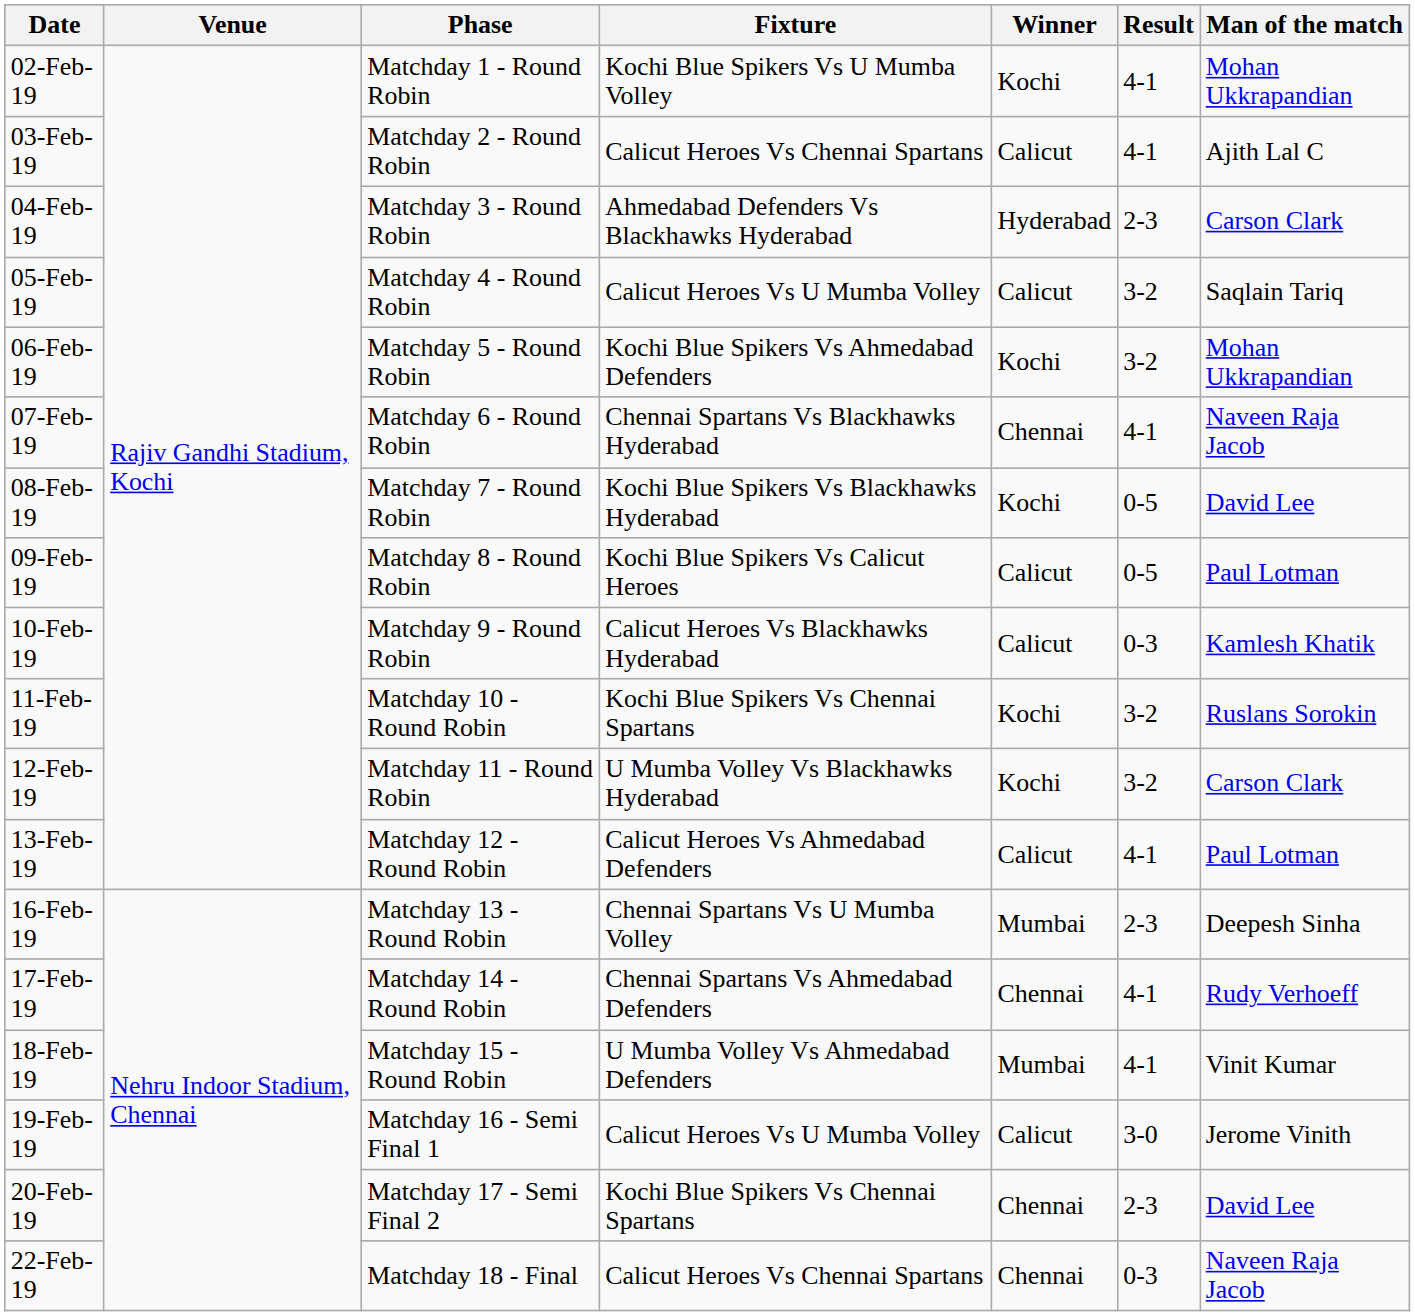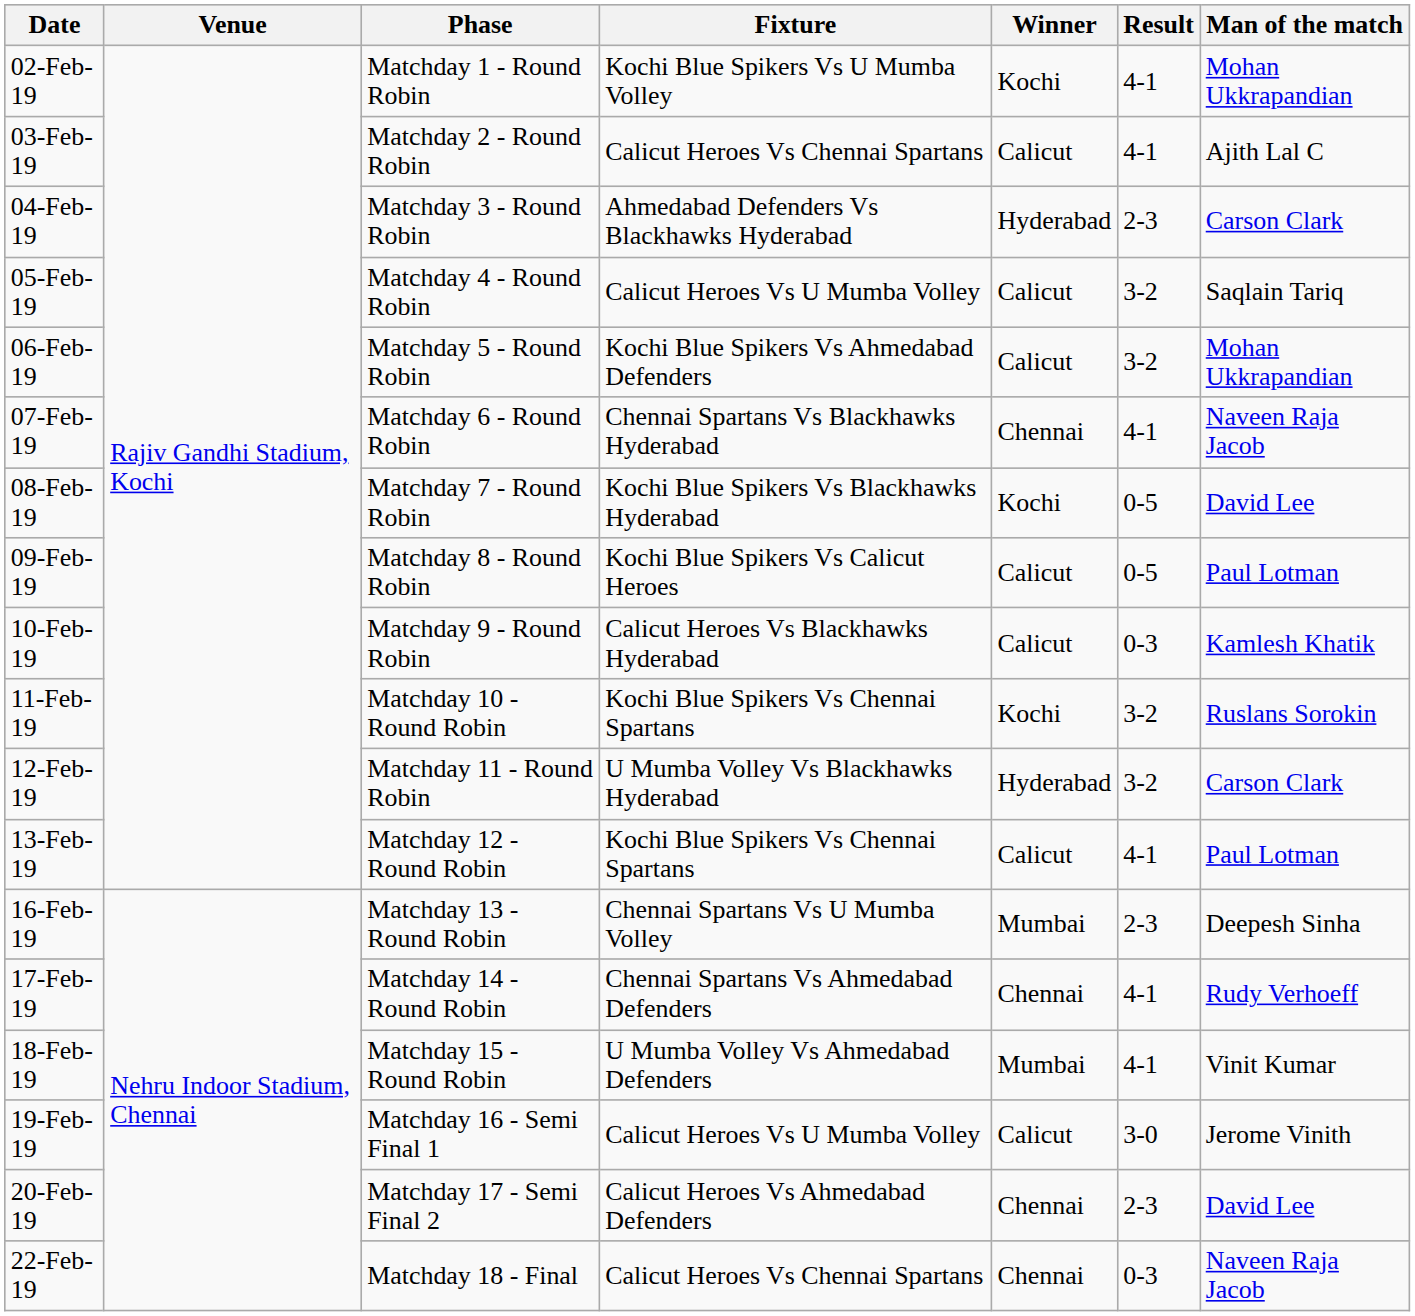(1029, 361) Kochi -> (1035, 361) Calicut
(1029, 783) Kochi -> (1054, 783) Hyderabad
(765, 853) Calicut Heroes Vs Ahmedabad Defenders -> (771, 853) Kochi Blue Spikers Vs Chennai Spartans
(771, 1205) Kochi Blue Spikers Vs Chennai Spartans -> (765, 1205) Calicut Heroes Vs Ahmedabad Defenders
